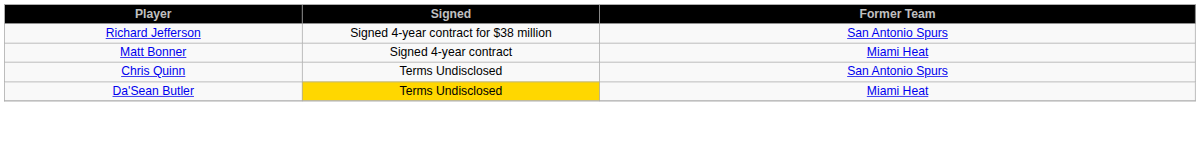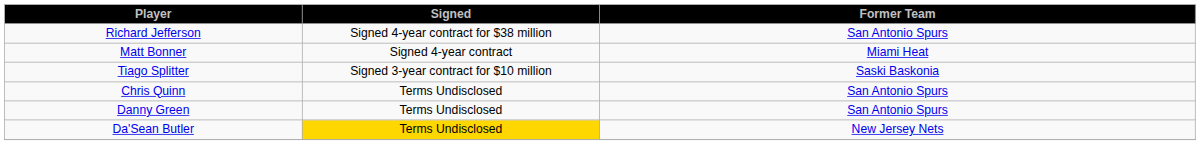+ row: (153, 71)
+ row: (153, 110)
(898, 91) Miami Heat -> (898, 129) New Jersey Nets
